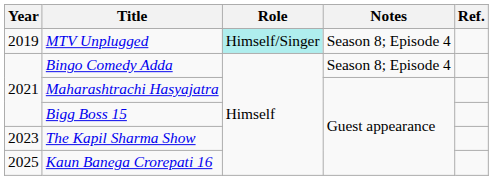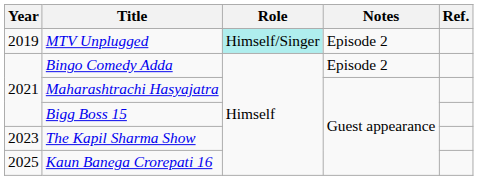(389, 41) Season 8; Episode 4 -> (357, 41) Episode 2
(389, 65) Season 8; Episode 4 -> (357, 65) Episode 2
